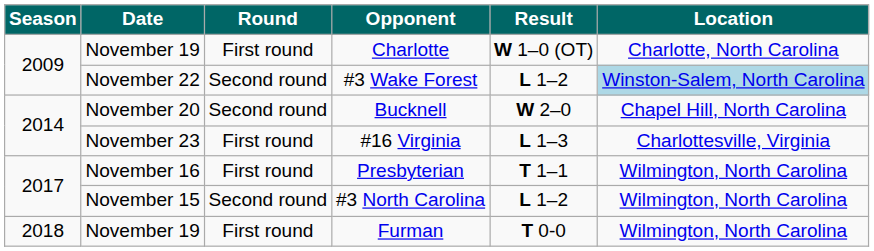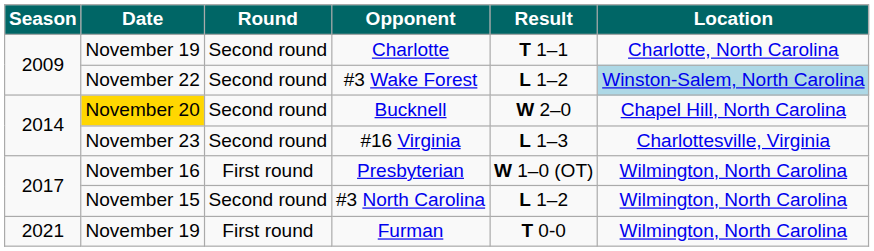(268, 49) First round -> (268, 49) Second round
(544, 49) W 1–0 (OT) -> (544, 49) T 1–1
(143, 110) no background -> (143, 110) gold background
(268, 140) First round -> (268, 140) Second round
(544, 170) T 1–1 -> (544, 170) W 1–0 (OT)
(43, 230) 2018 -> (43, 230) 2021
